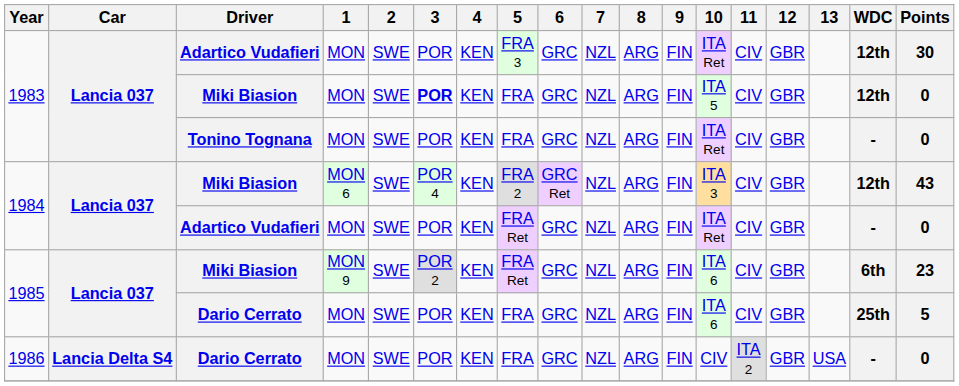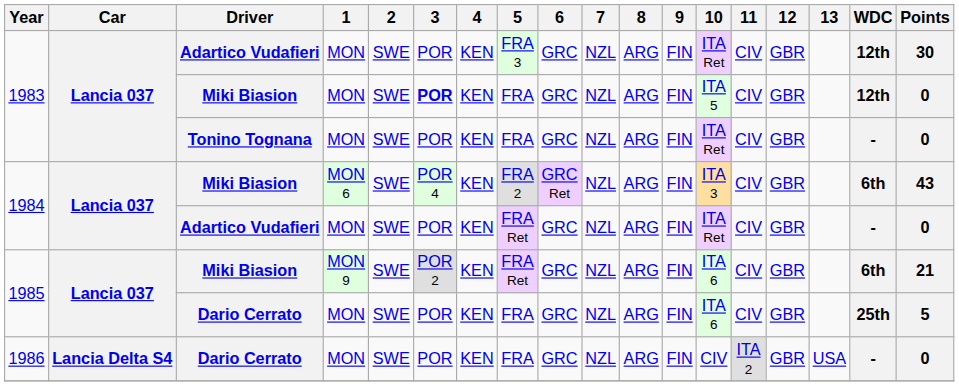(873, 184) 12th -> (873, 184) 6th
(925, 271) 23 -> (925, 271) 21
